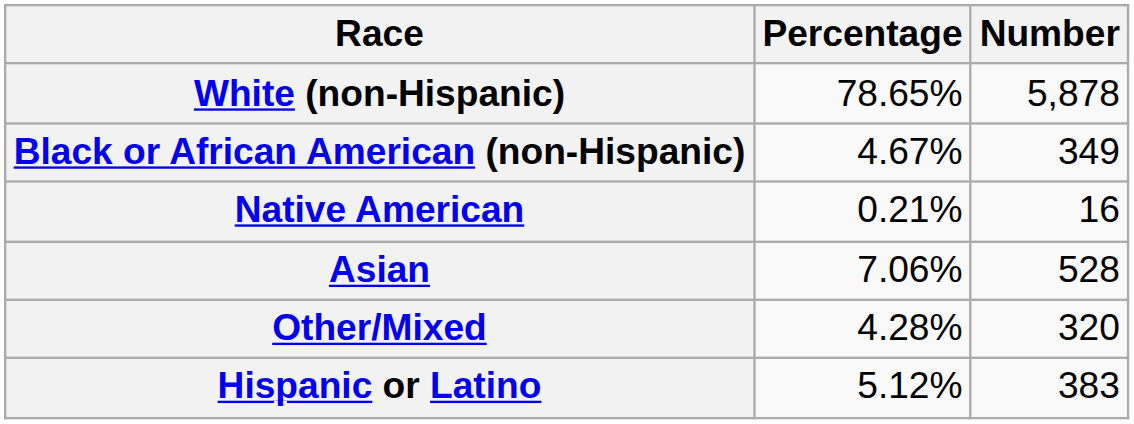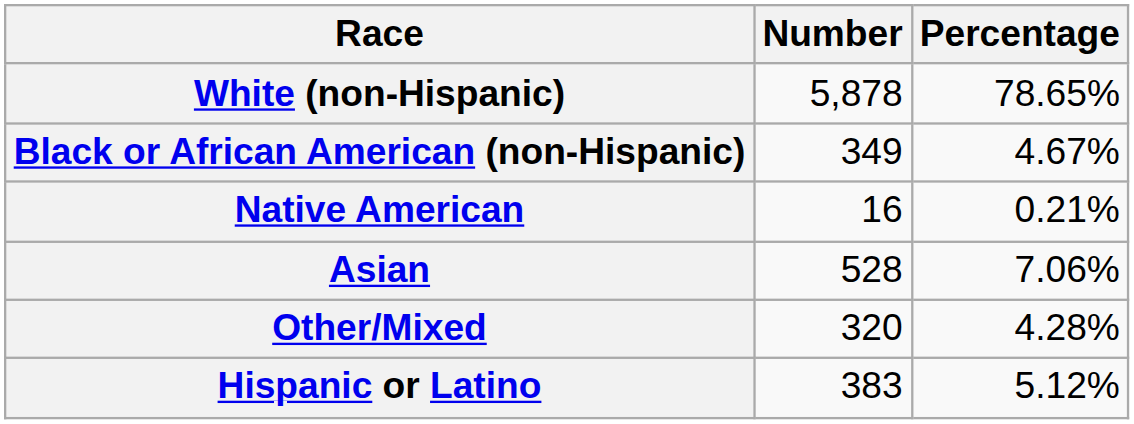columns swapped: (1050, 33) <-> (862, 33)
